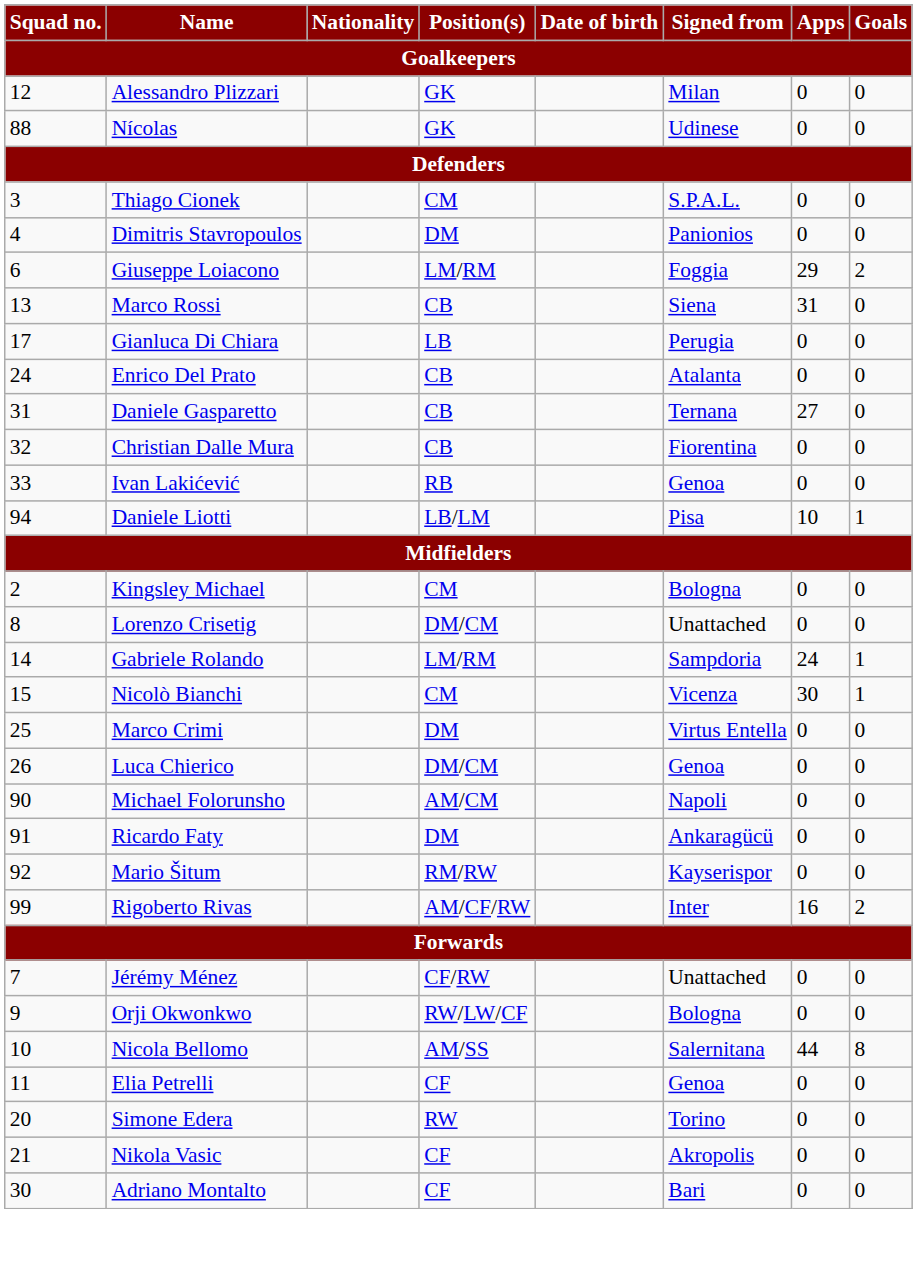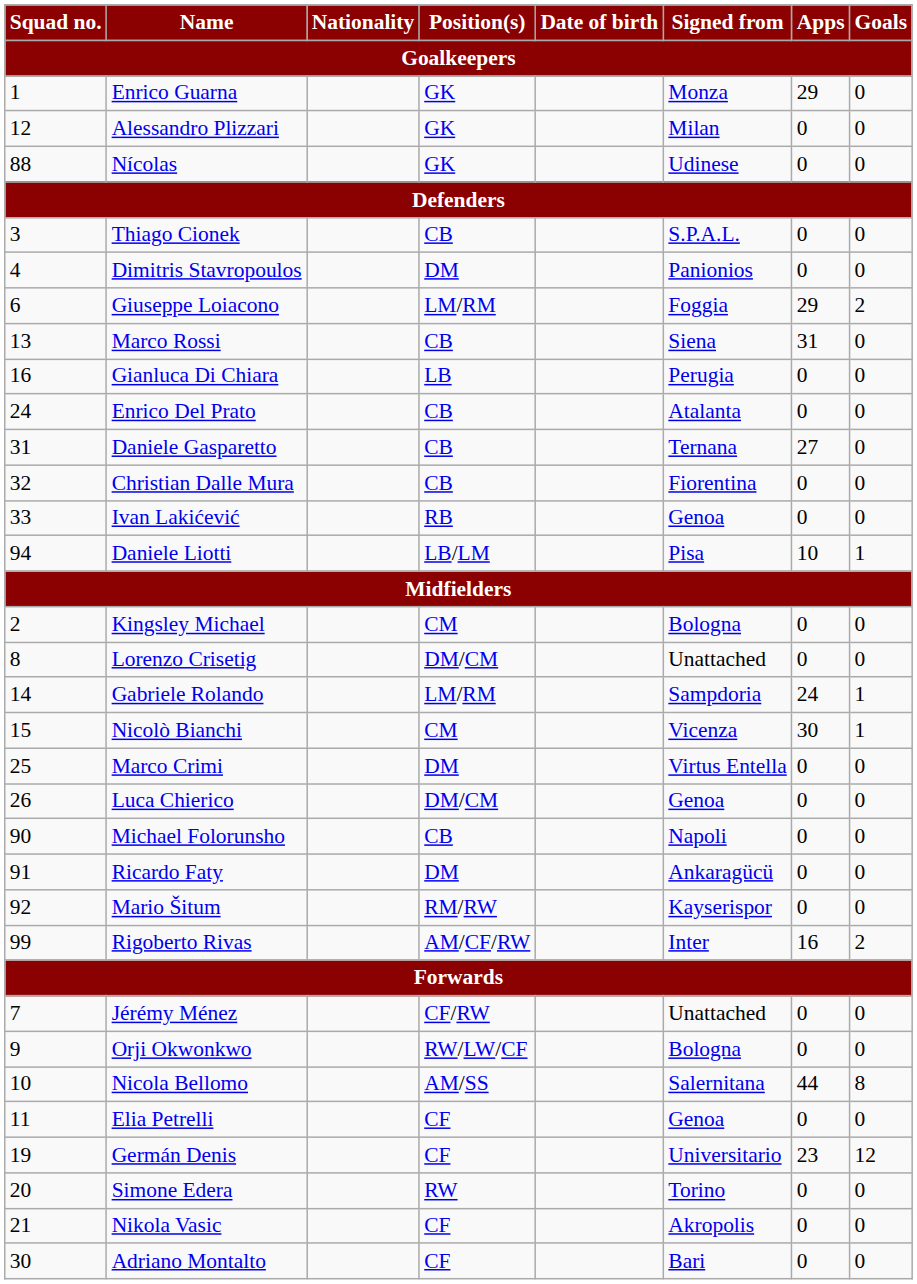+ row: (174, 93)
(441, 199) CM -> (439, 234) CB
(20, 341) 17 -> (20, 376) 16
(461, 801) AM/CM -> (439, 836) CB
+ row: (174, 1154)
